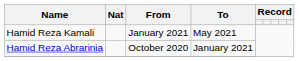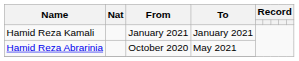(215, 32) May 2021 -> (223, 32) January 2021
(223, 48) January 2021 -> (215, 48) May 2021
